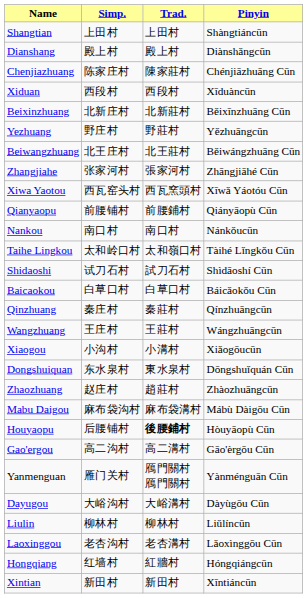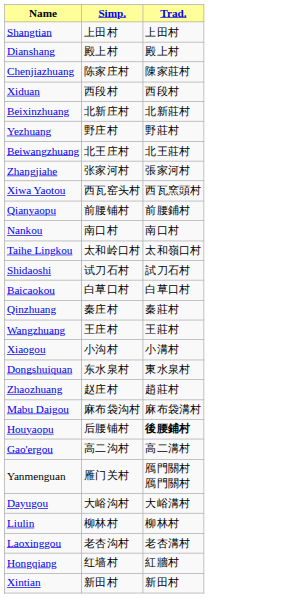- column: (253, 13)
